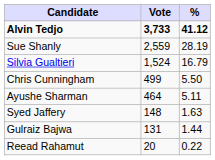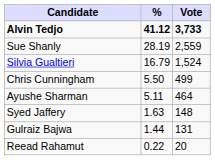columns swapped: (160, 12) <-> (195, 12)
